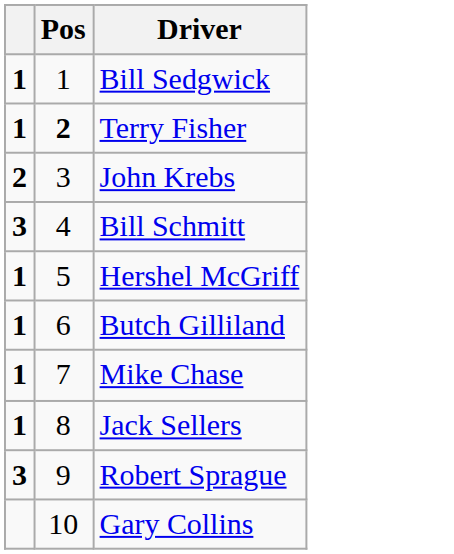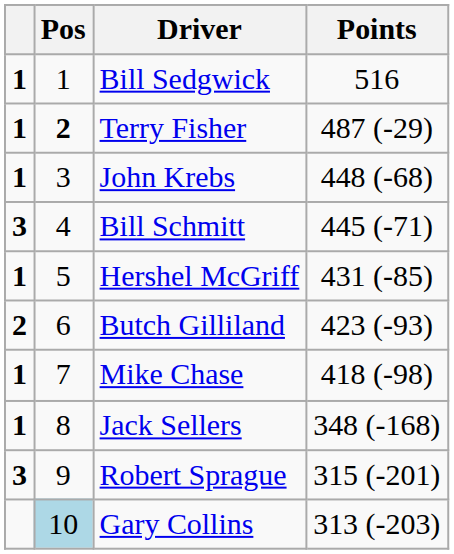+ column: (377, 29)
(19, 177) 2 -> (19, 177) 1
(19, 325) 1 -> (19, 325) 2
(63, 523) no background -> (63, 523) lightblue background
